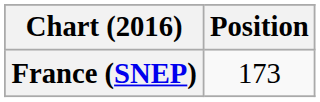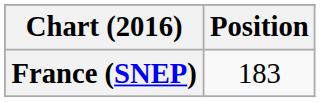(259, 72) 173 -> (259, 72) 183
